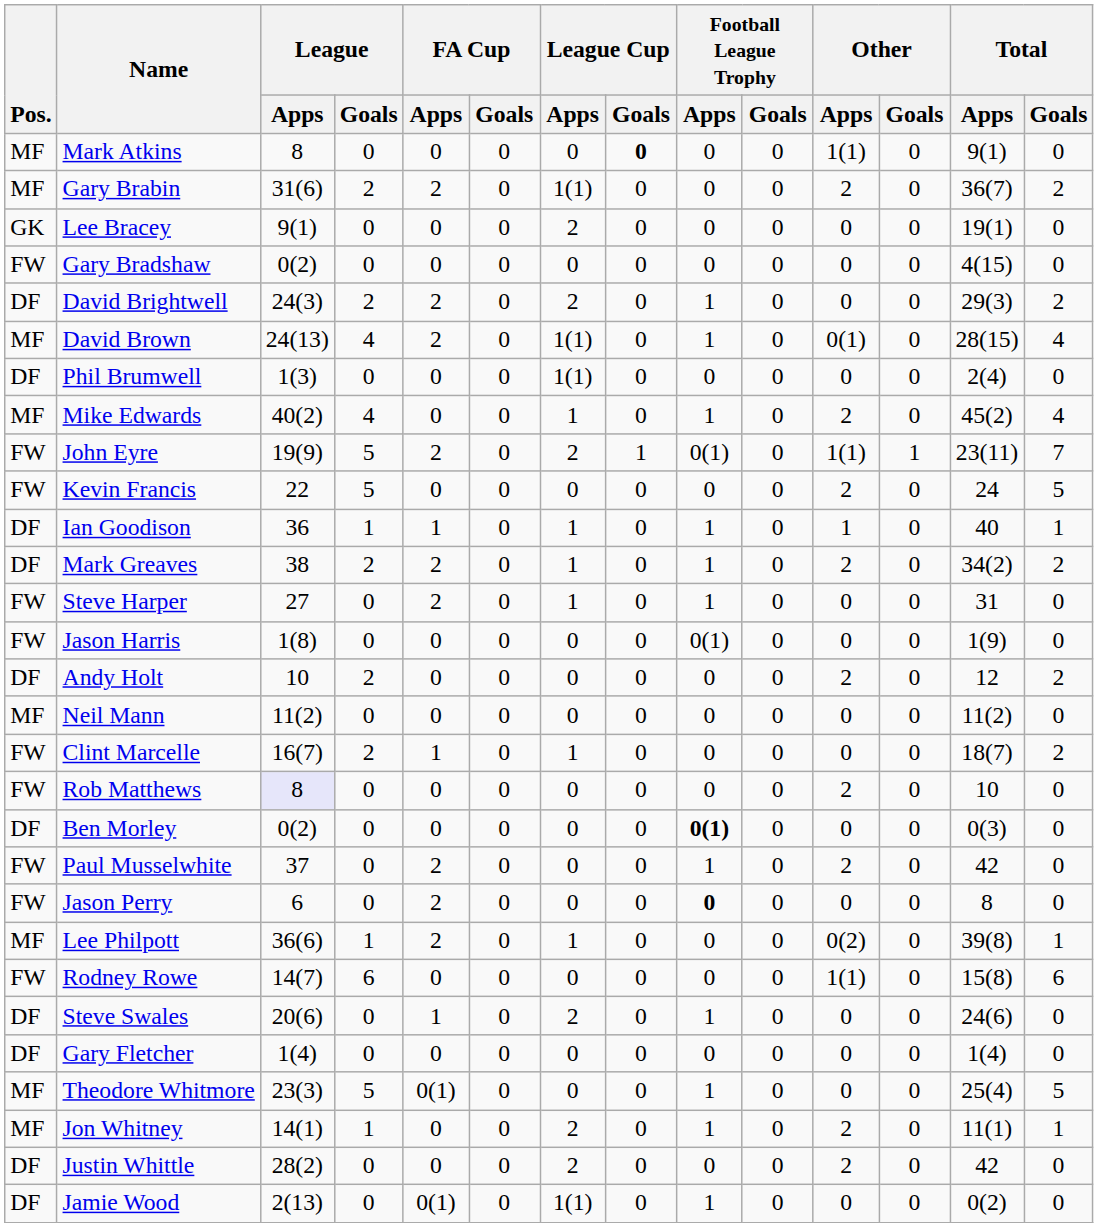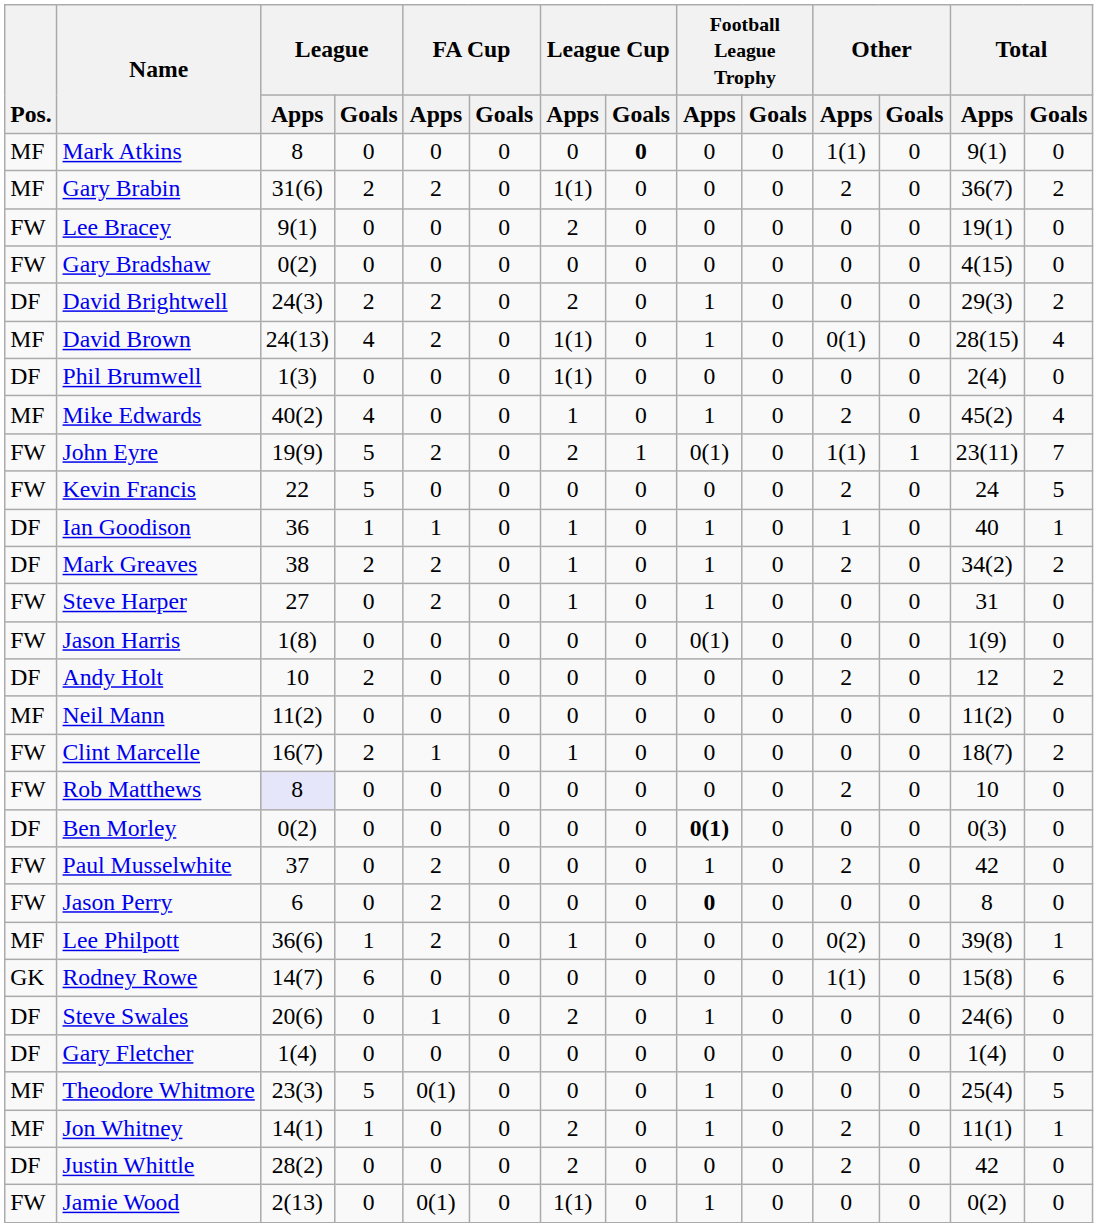(27, 226) GK -> (28, 226) FW
(28, 977) FW -> (27, 977) GK
(25, 1203) DF -> (28, 1203) FW
